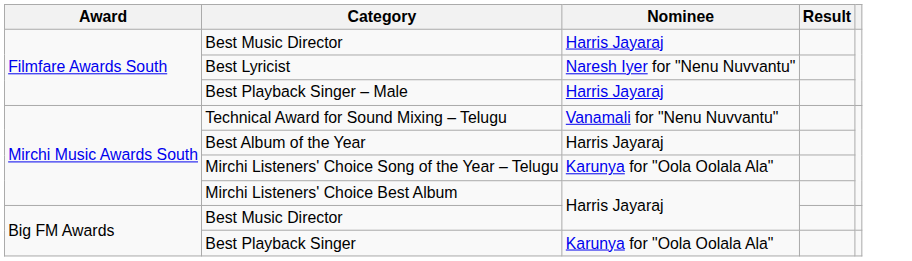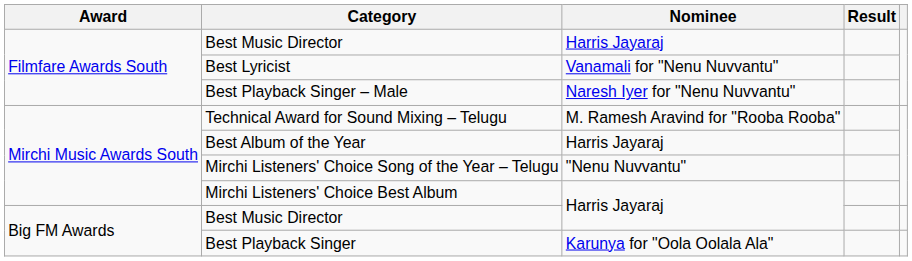(681, 67) Naresh Iyer for "Nenu Nuvvantu" -> (672, 67) Vanamali for "Nenu Nuvvantu"
(615, 92) Harris Jayaraj -> (681, 92) Naresh Iyer for "Nenu Nuvvantu"
(672, 117) Vanamali for "Nenu Nuvvantu" -> (703, 117) M. Ramesh Aravind for "Rooba Rooba"
(670, 167) Karunya for "Oola Oolala Ala" -> (626, 167) "Nenu Nuvvantu"
